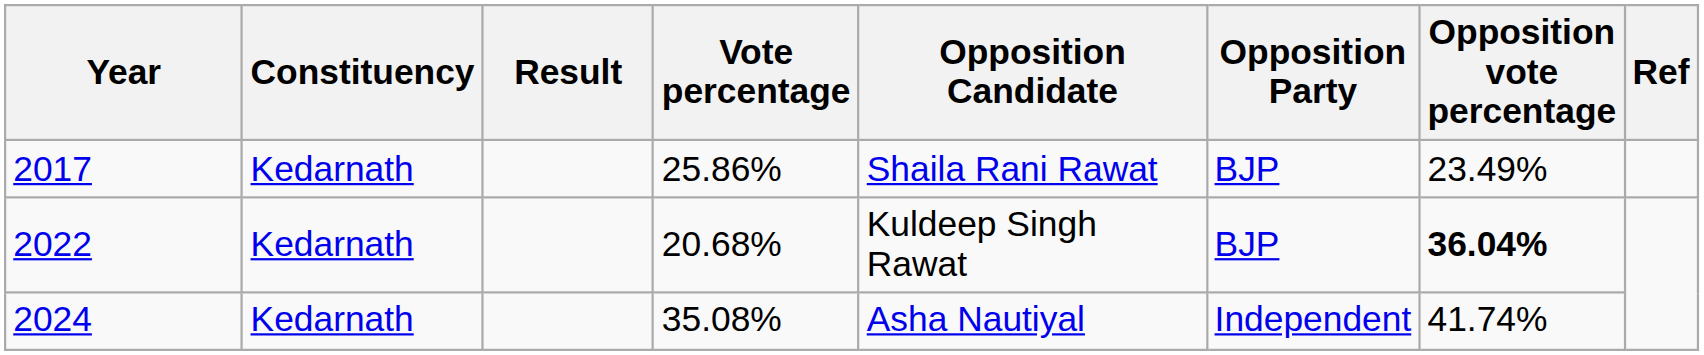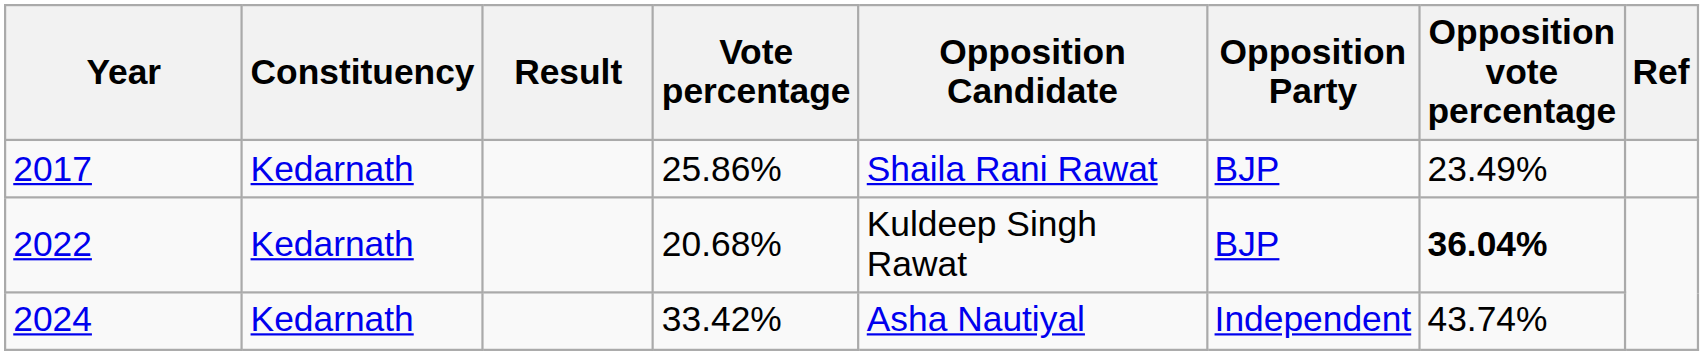(722, 320) 35.08% -> (722, 320) 33.42%
(1487, 320) 41.74% -> (1487, 320) 43.74%
